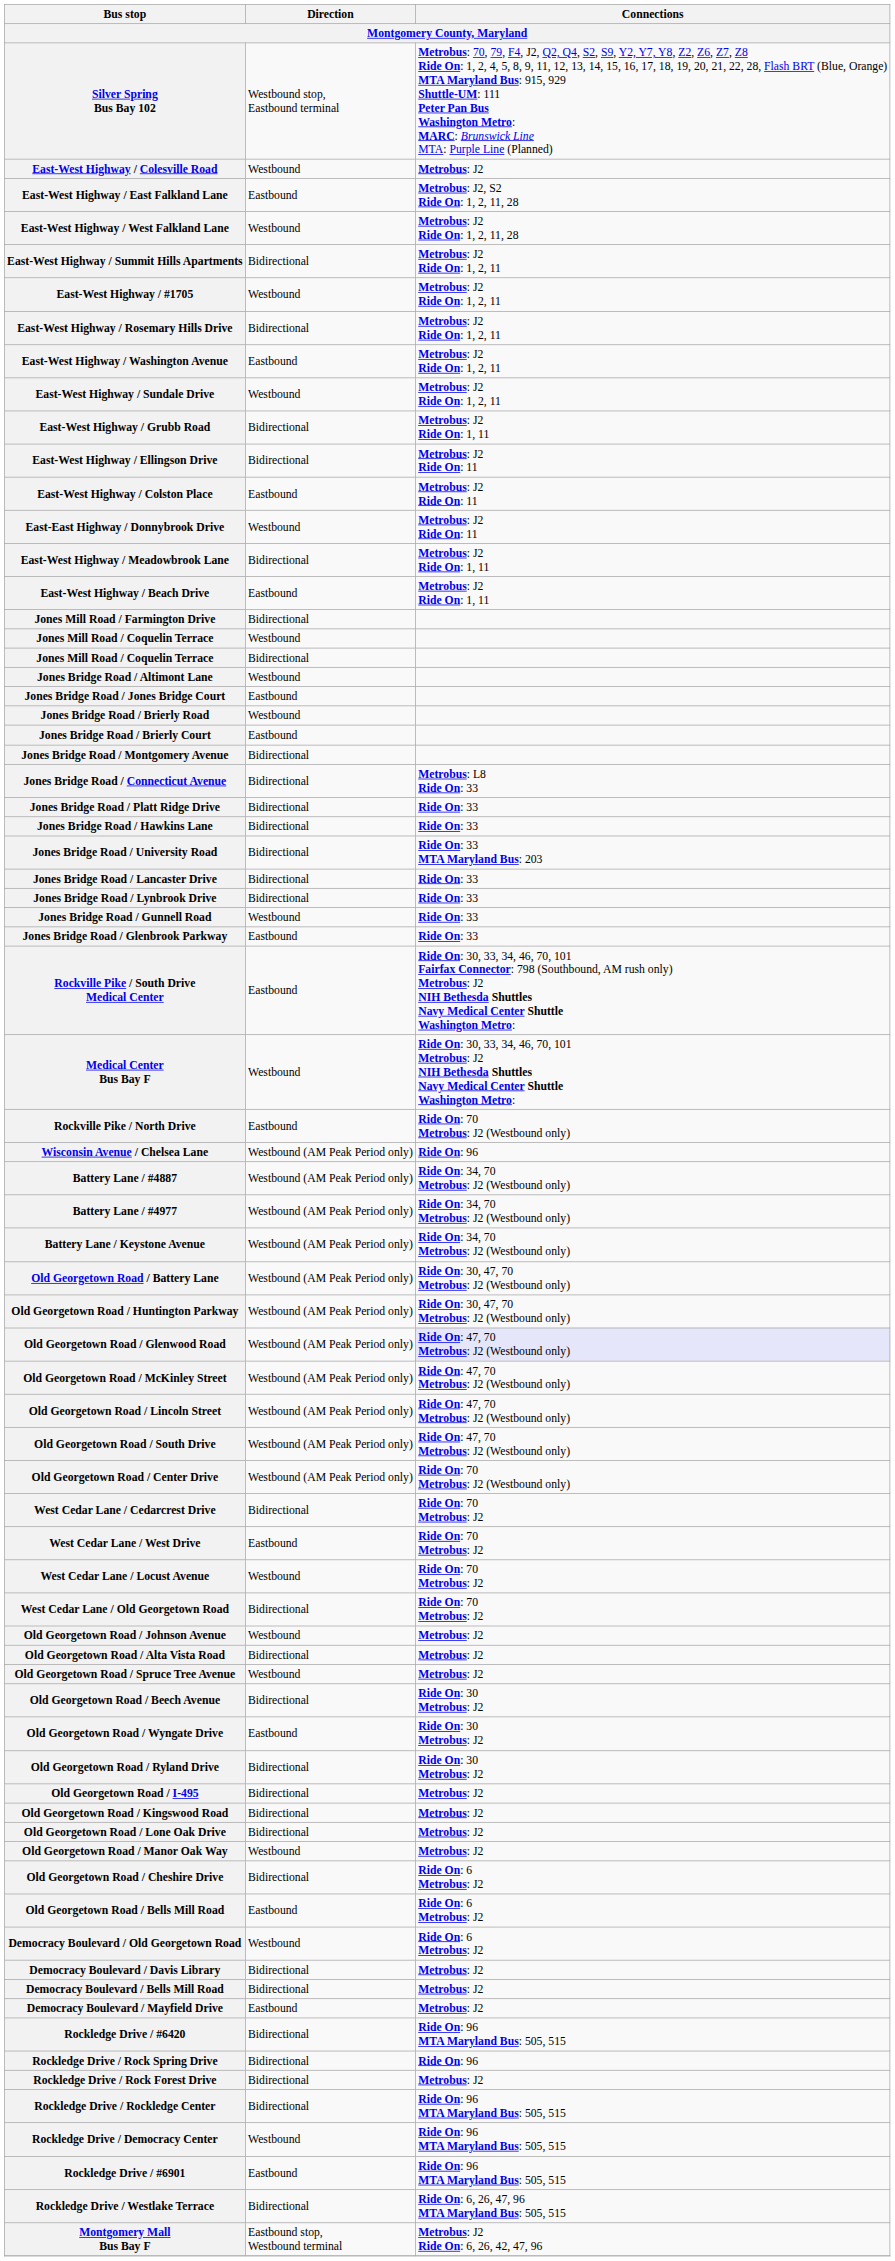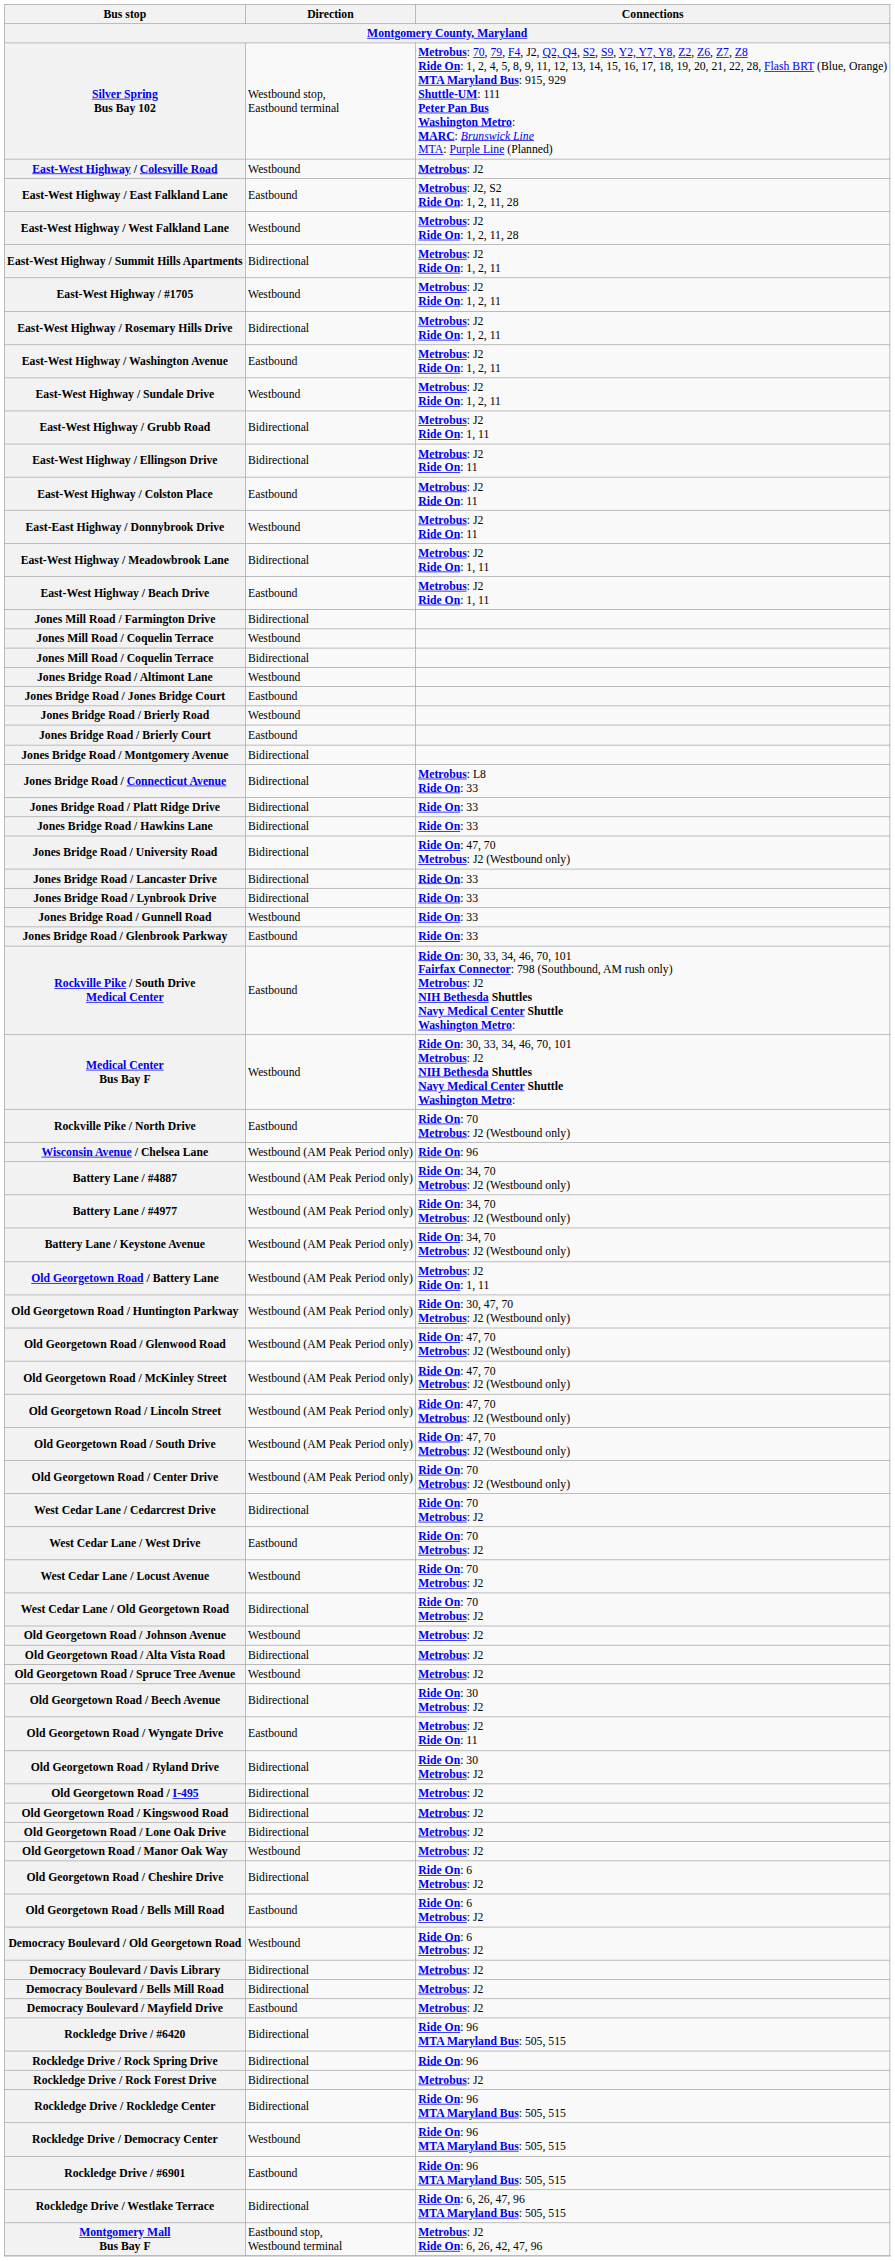(480, 852) Ride On: 33 MTA Maryland Bus: 203 -> (494, 852) Ride On: 47, 70 Metrobus: J2 (Westbound only)
(494, 1278) Ride On: 30, 47, 70 Metrobus: J2 (Westbound only) -> (454, 1278) Metrobus: J2 Ride On: 1, 11
(494, 1344) lavender background -> (494, 1344) no background
(451, 1734) Ride On: 30 Metrobus: J2 -> (451, 1734) Metrobus: J2 Ride On: 11
